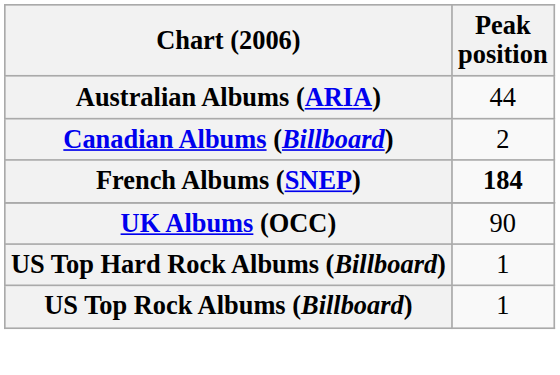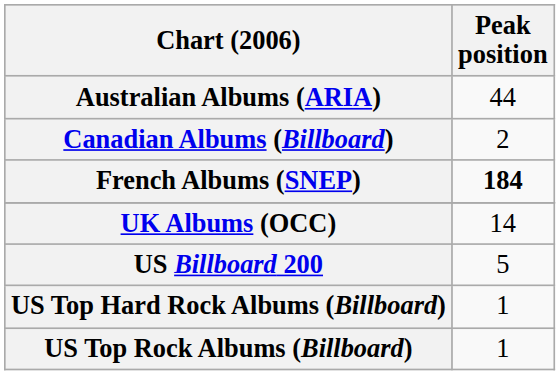(503, 222) 90 -> (503, 222) 14
+ row: (228, 264)
